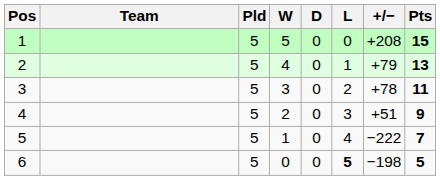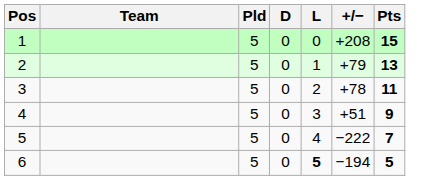- column: (285, 16)
(384, 162) −198 -> (353, 162) −194
